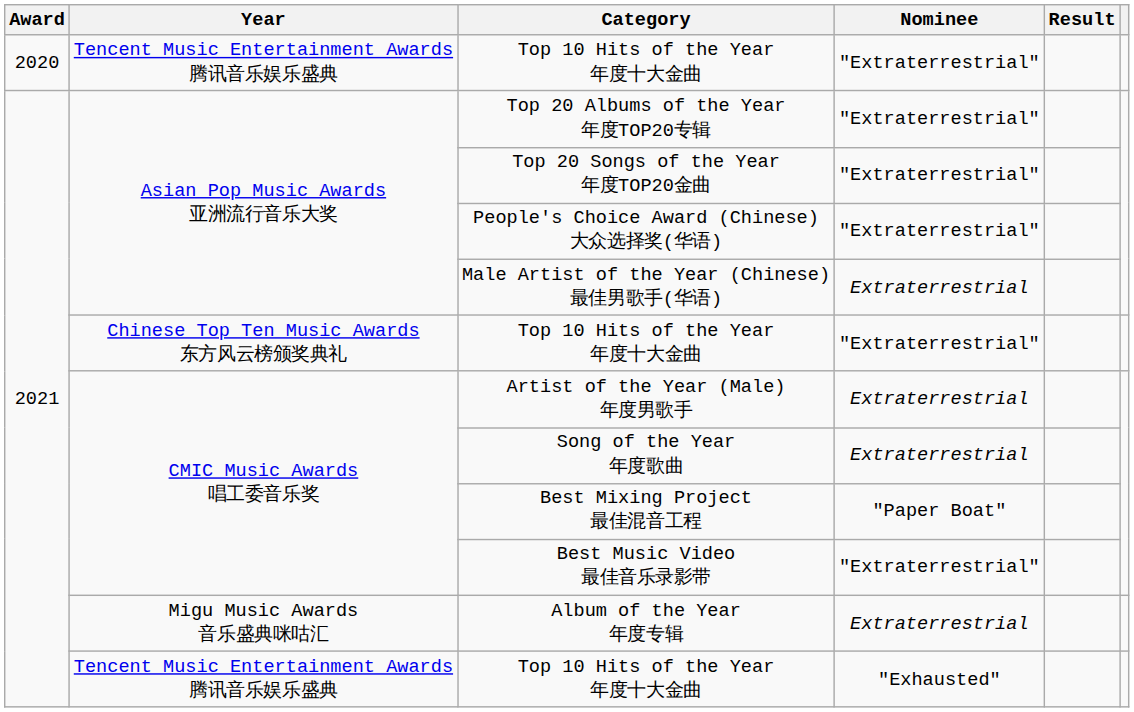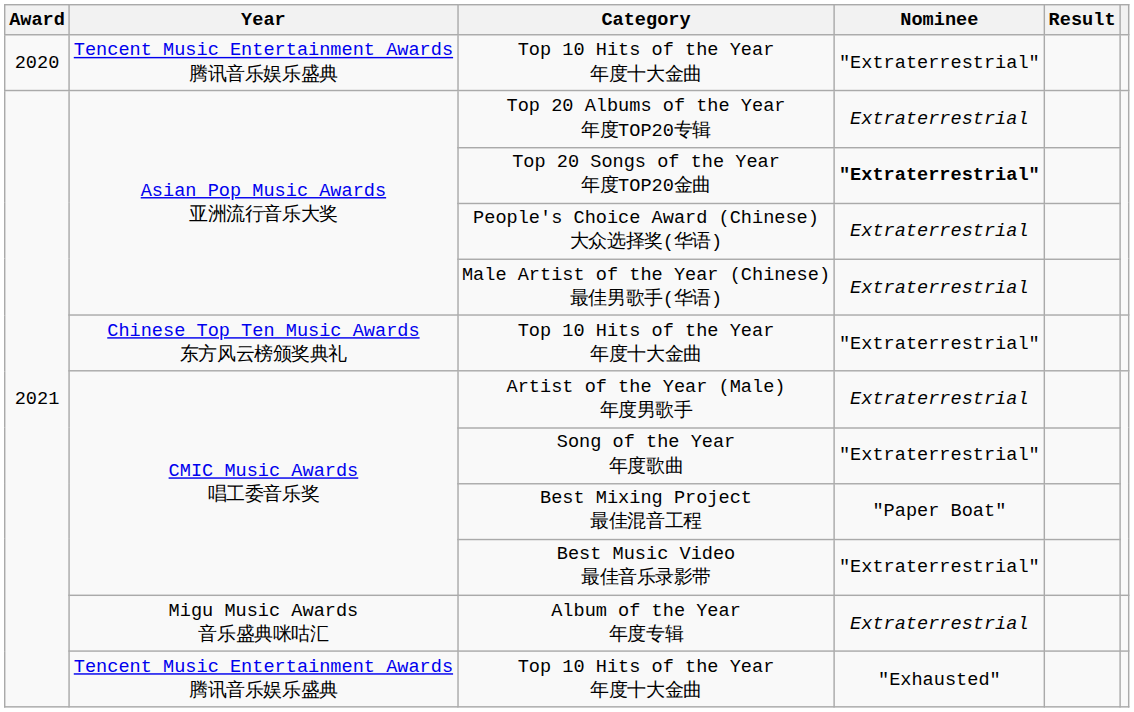(939, 119) "Extraterrestrial" -> (939, 119) Extraterrestrial
(939, 175) normal -> (939, 175) bold
(939, 231) "Extraterrestrial" -> (939, 231) Extraterrestrial
(939, 455) Extraterrestrial -> (939, 455) "Extraterrestrial"
